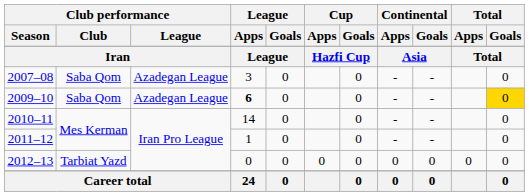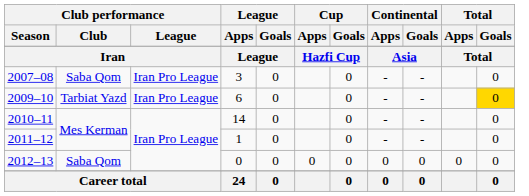(181, 77) Azadegan League -> (176, 77) Iran Pro League
(93, 98) Saba Qom -> (93, 98) Tarbiat Yazd
(181, 98) Azadegan League -> (176, 98) Iran Pro League
(249, 98) bold -> (239, 98) normal
(93, 160) Tarbiat Yazd -> (93, 160) Saba Qom
